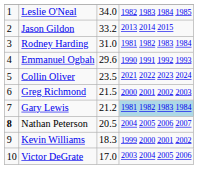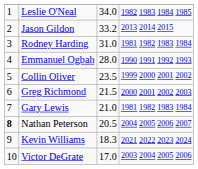(108, 60) 29.6 -> (108, 60) 28.0
(156, 76) 2021 2022 2023 2024 -> (156, 76) 1999 2000 2001 2002
(108, 108) 21.2 -> (108, 108) 21.0
(156, 108) lightblue background -> (156, 108) no background
(156, 140) 1999 2000 2001 2002 -> (156, 140) 2021 2022 2023 2024
